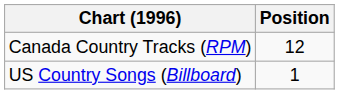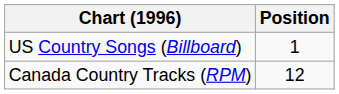rows swapped: (130, 46) <-> (125, 74)
